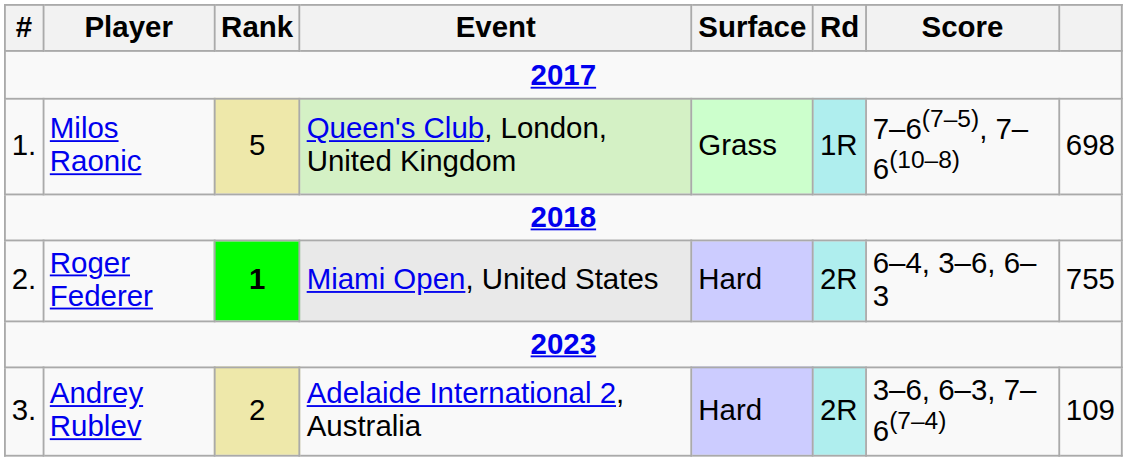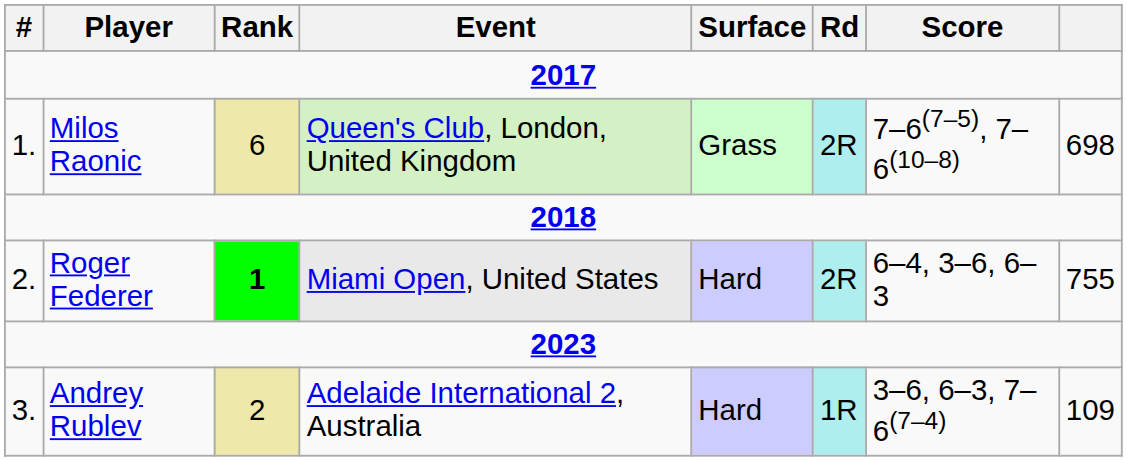(257, 145) 5 -> (257, 145) 6
(839, 145) 1R -> (839, 145) 2R
(839, 410) 2R -> (839, 410) 1R
